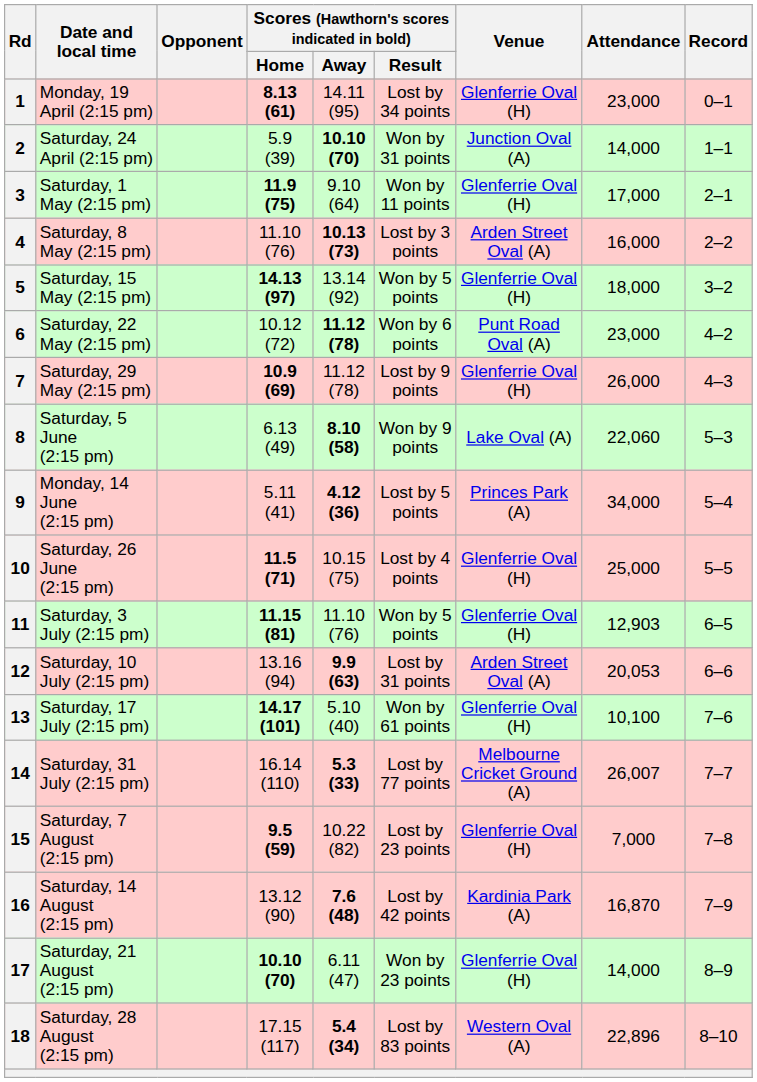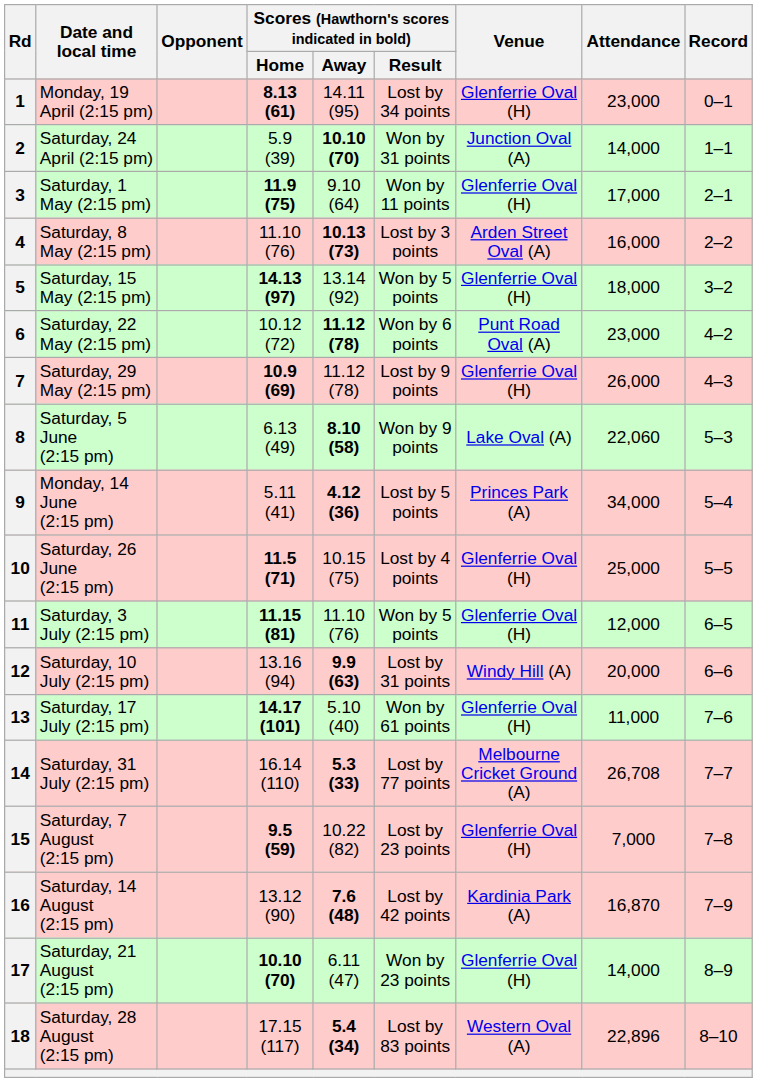(633, 625) 12,903 -> (633, 625) 12,000
(519, 671) Arden Street Oval (A) -> (519, 671) Windy Hill (A)
(633, 671) 20,053 -> (633, 671) 20,000
(633, 718) 10,100 -> (633, 718) 11,000
(633, 774) 26,007 -> (633, 774) 26,708
